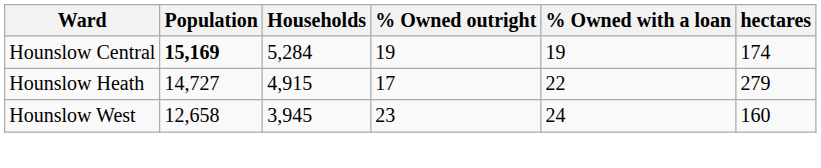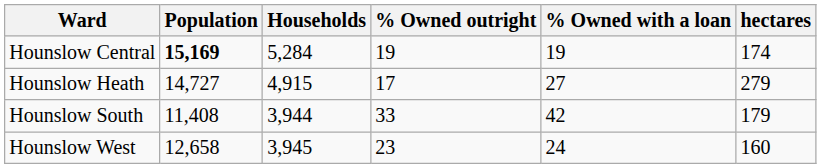(556, 83) 22 -> (556, 83) 27
+ row: (76, 115)
